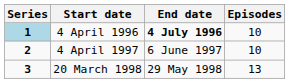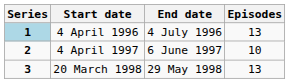(185, 32) bold -> (185, 32) normal
(255, 32) 10 -> (255, 32) 13
